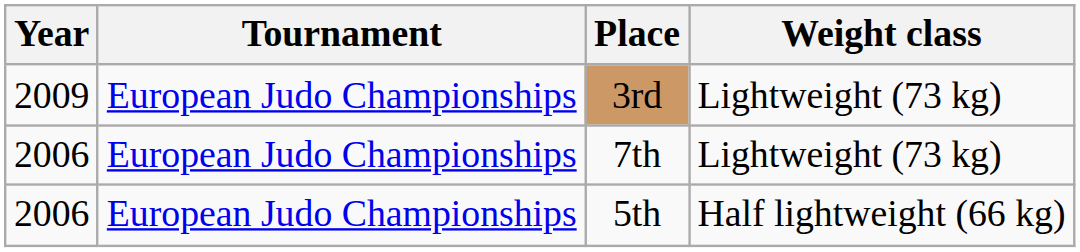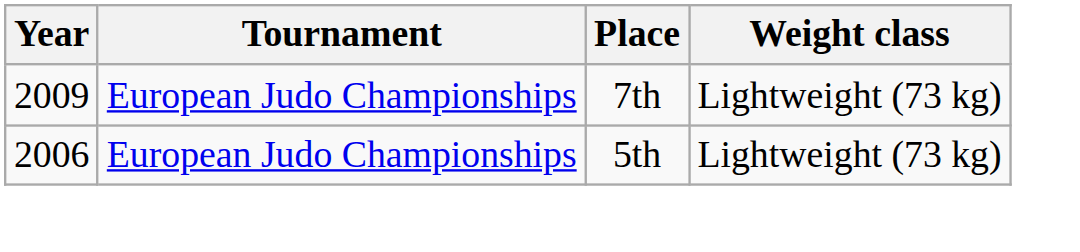- row: (637, 94)
(52, 154) 2006 -> (52, 94) 2009
(881, 214) Half lightweight (66 kg) -> (850, 154) Lightweight (73 kg)
